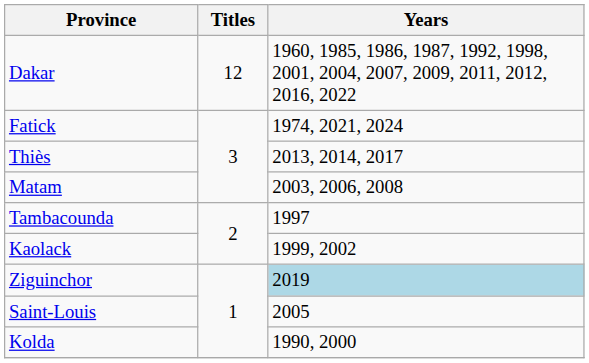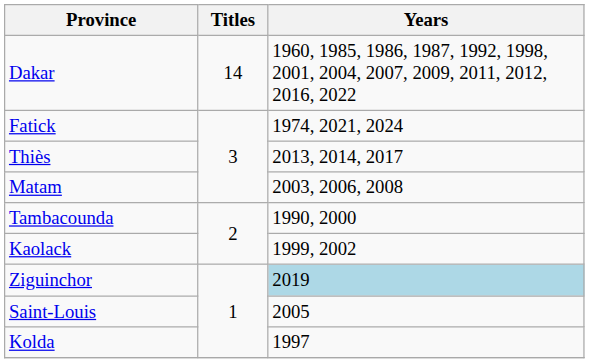(233, 73) 12 -> (233, 73) 14
(291, 218) 1997 -> (314, 218) 1990, 2000
(314, 341) 1990, 2000 -> (291, 341) 1997
